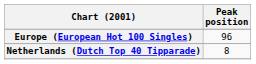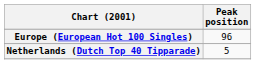(227, 51) 8 -> (227, 51) 5
